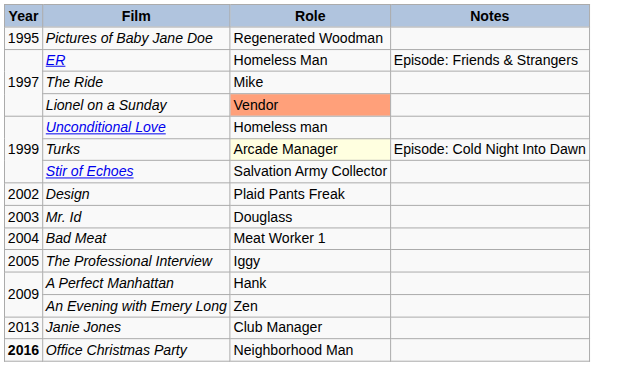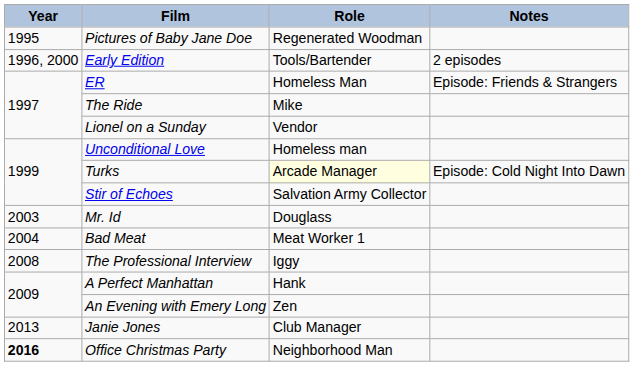+ row: (125, 61)
(256, 105) lightsalmon background -> (295, 128) no background
- row: (68, 194)
(23, 261) 2005 -> (23, 261) 2008
